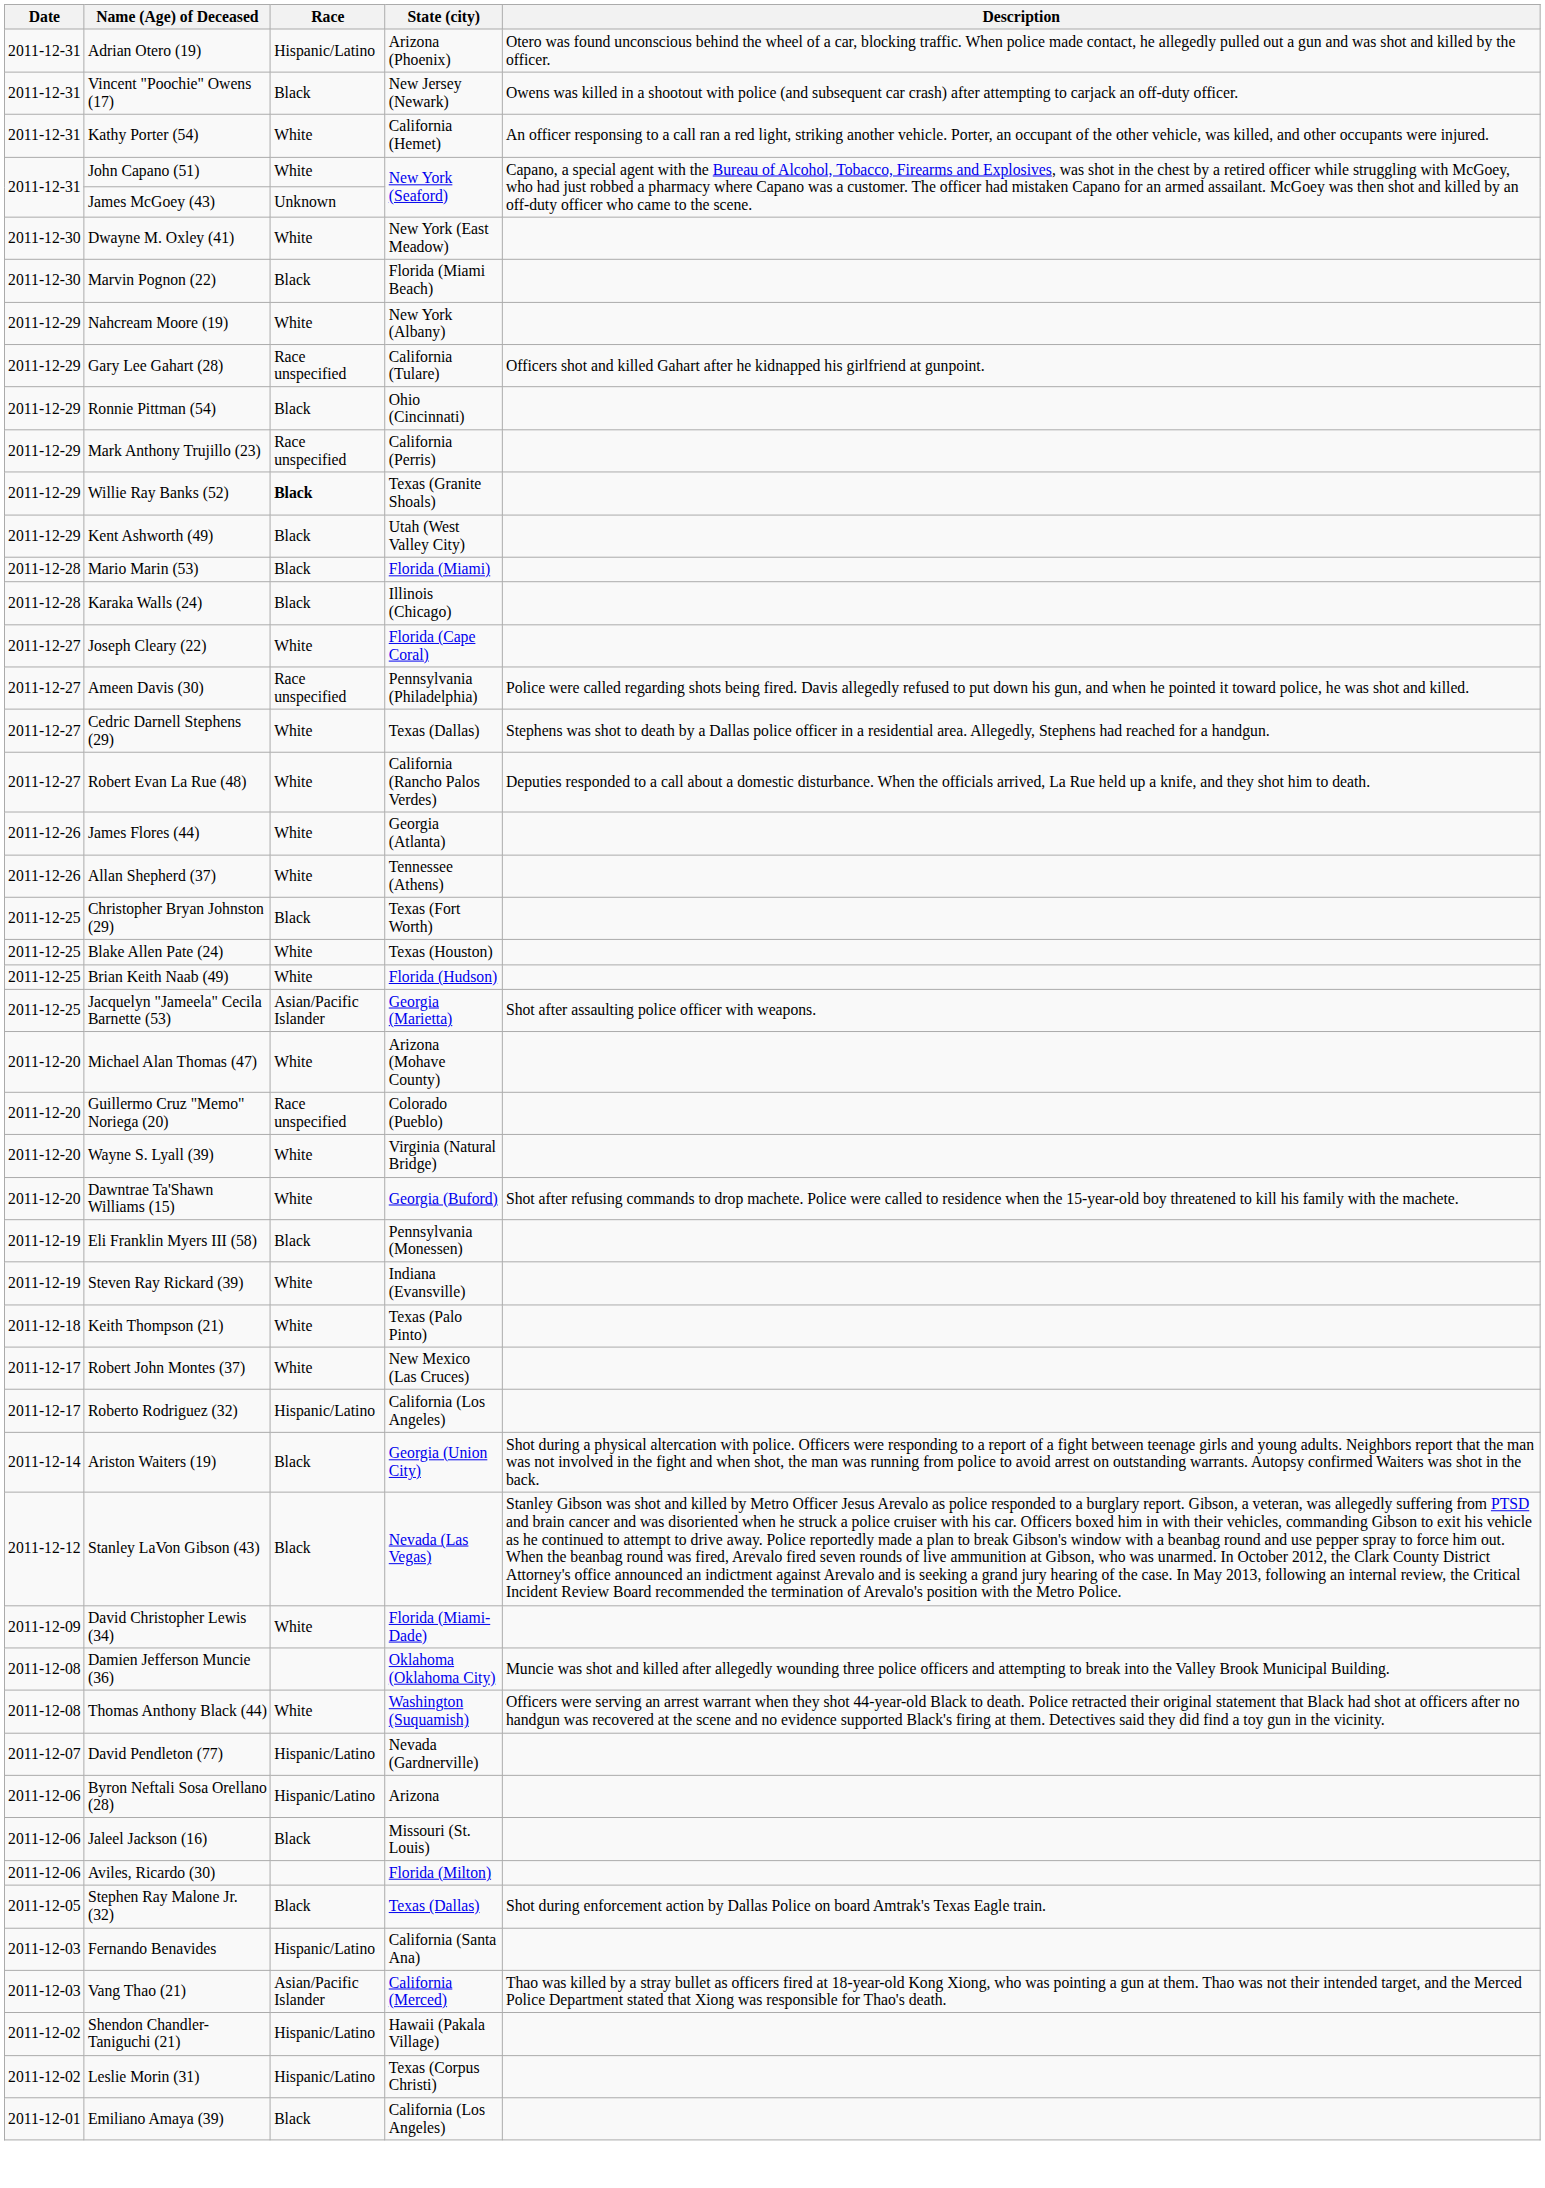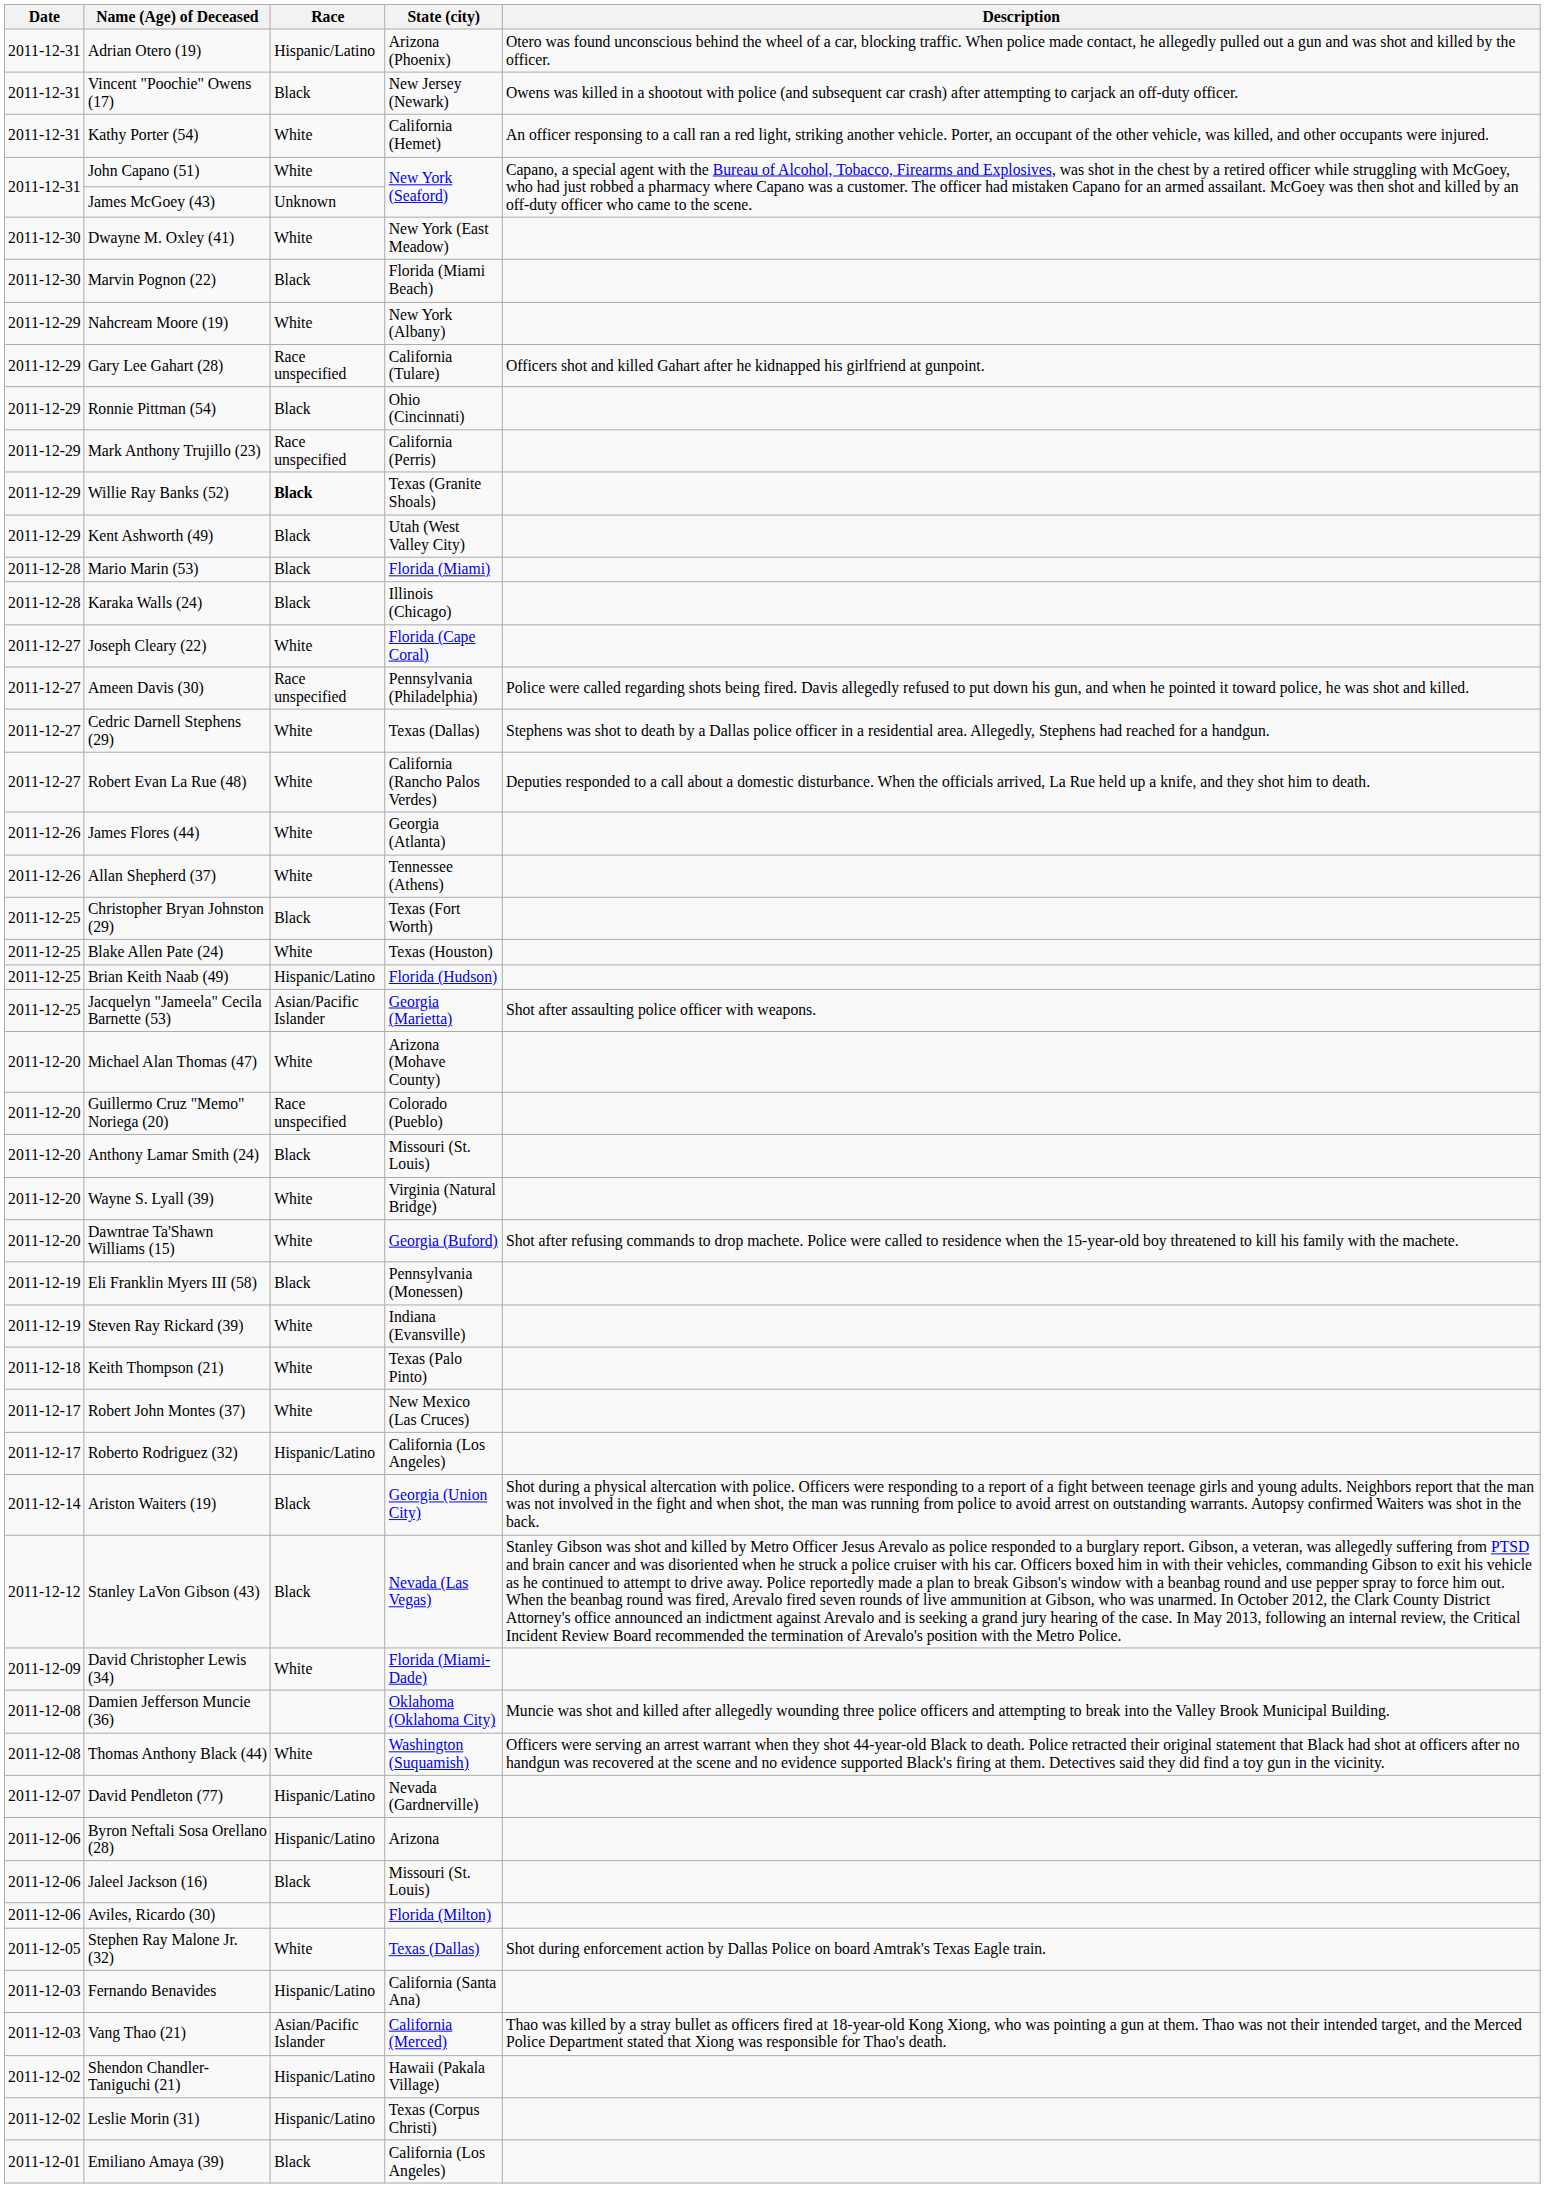(293, 976) White -> (325, 976) Hispanic/Latino
+ row: (173, 1155)
(292, 1906) Black -> (293, 1949) White
